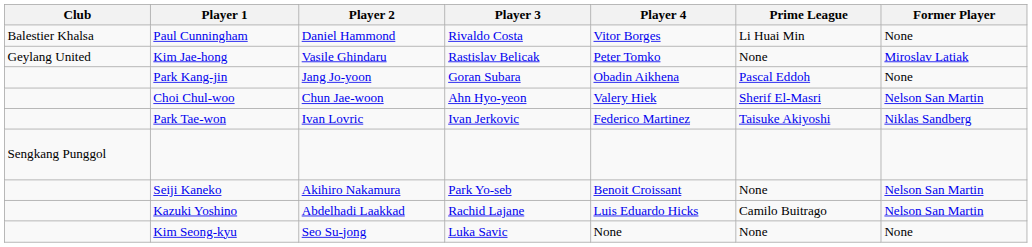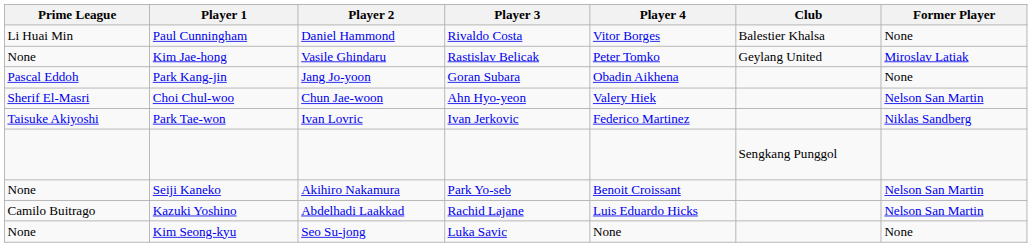columns swapped: (77, 14) <-> (809, 14)
